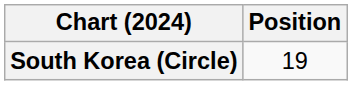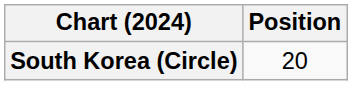(295, 60) 19 -> (295, 60) 20
